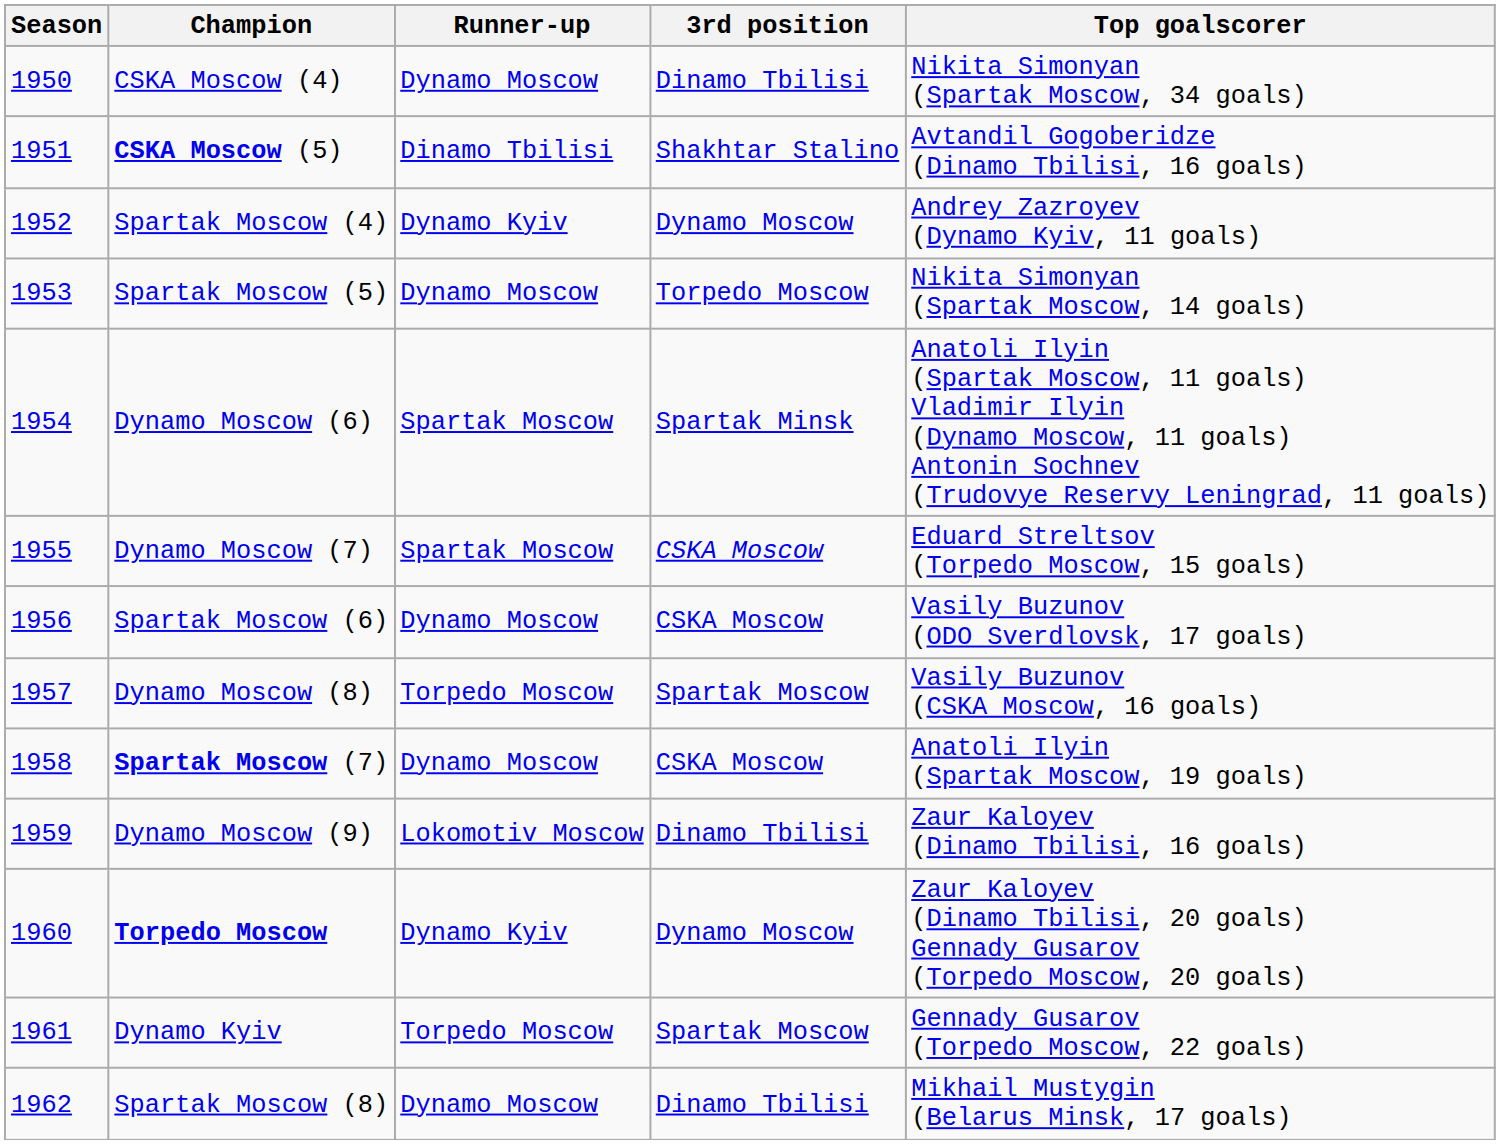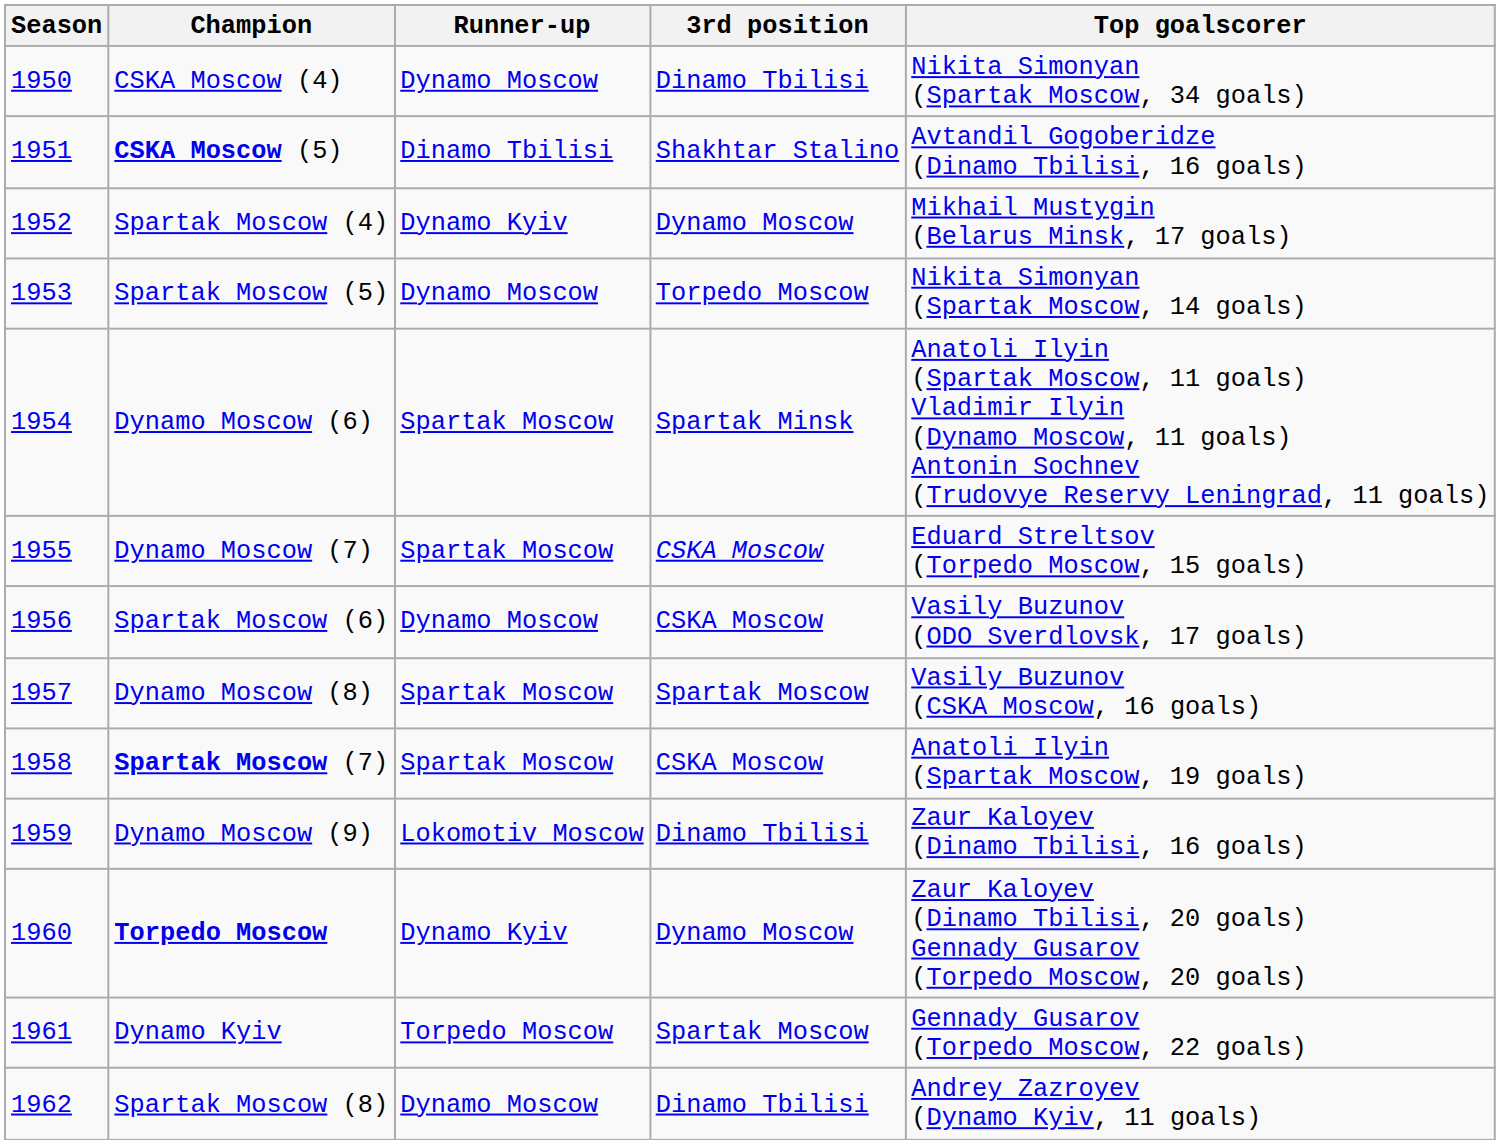(1086, 223) Andrey Zazroyev (Dynamo Kyiv, 11 goals) -> (1101, 223) Mikhail Mustygin (Belarus Minsk, 17 goals)
(507, 693) Torpedo Moscow -> (507, 693) Spartak Moscow
(499, 763) Dynamo Moscow -> (507, 763) Spartak Moscow
(1101, 1104) Mikhail Mustygin (Belarus Minsk, 17 goals) -> (1086, 1104) Andrey Zazroyev (Dynamo Kyiv, 11 goals)
